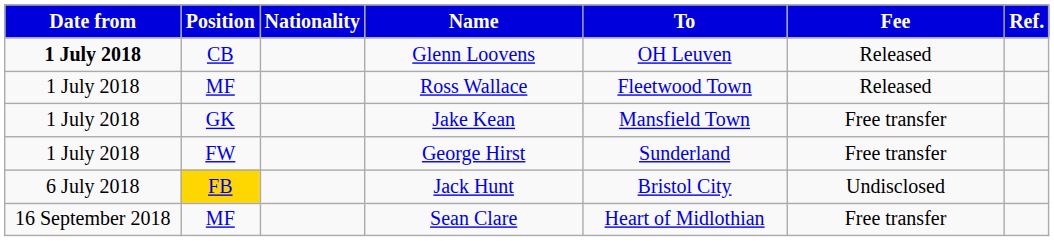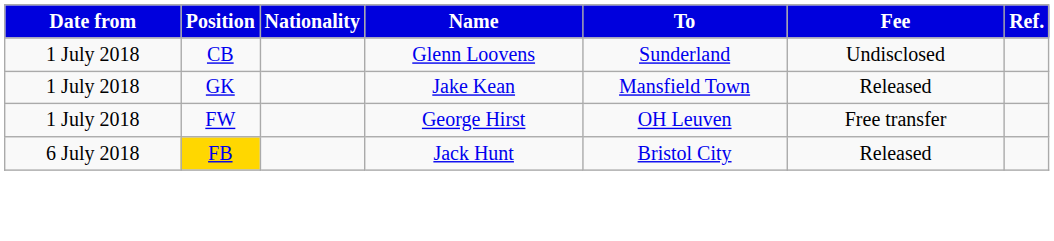(93, 54) bold -> (93, 54) normal
(685, 54) OH Leuven -> (685, 54) Sunderland
(896, 54) Released -> (896, 54) Undisclosed
- row: (474, 87)
(896, 120) Free transfer -> (896, 87) Released
(685, 153) Sunderland -> (685, 120) OH Leuven
(896, 186) Undisclosed -> (896, 153) Released
- row: (474, 219)
